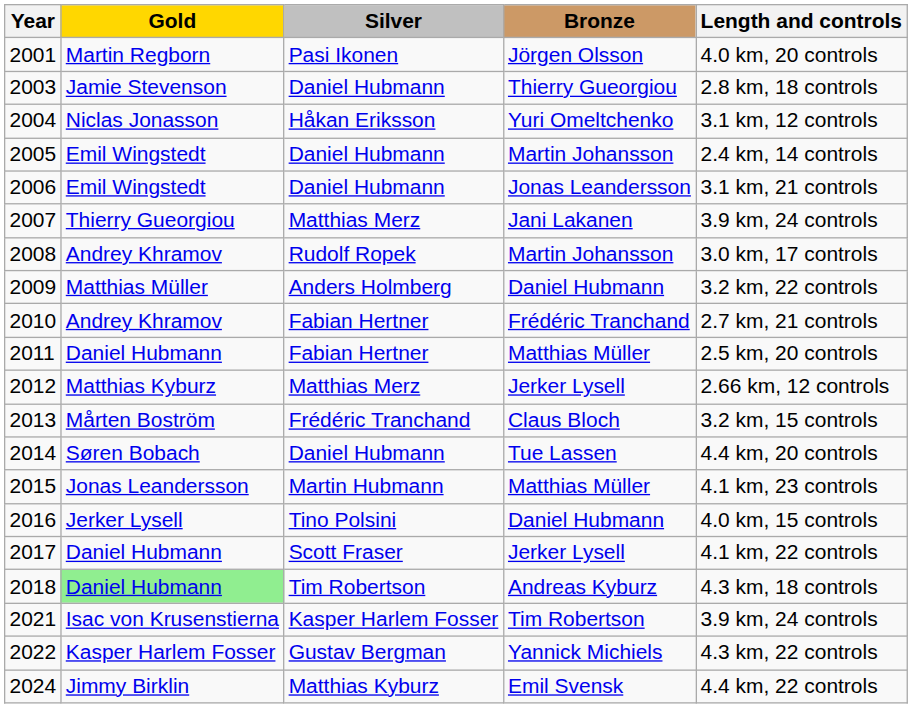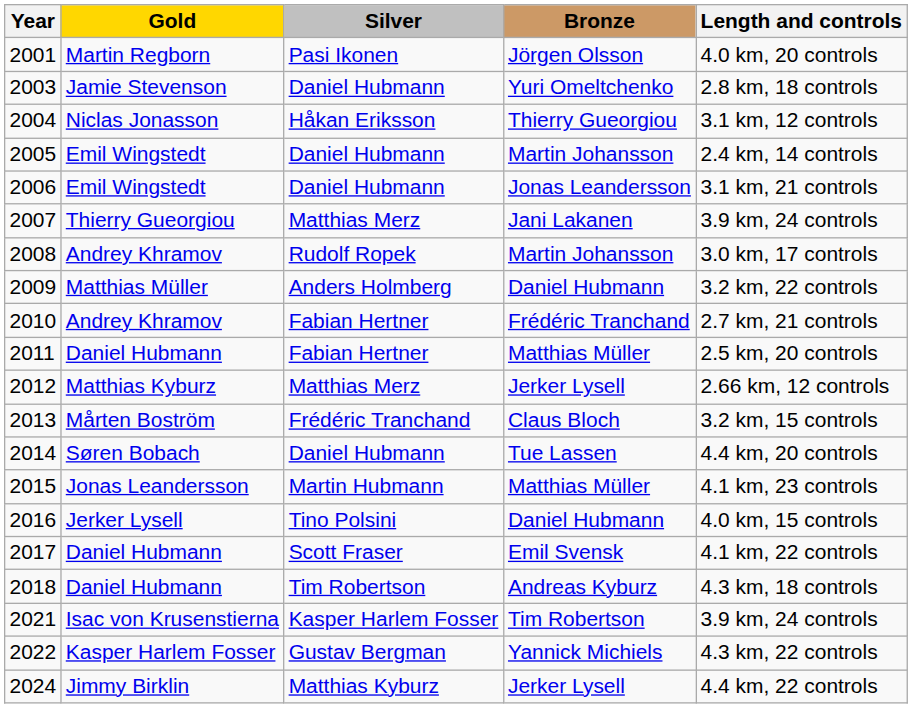(592, 87) Thierry Gueorgiou -> (591, 87) Yuri Omeltchenko
(591, 120) Yuri Omeltchenko -> (592, 120) Thierry Gueorgiou
(566, 552) Jerker Lysell -> (566, 552) Emil Svensk
(144, 586) lightgreen background -> (144, 586) no background
(566, 685) Emil Svensk -> (566, 685) Jerker Lysell
